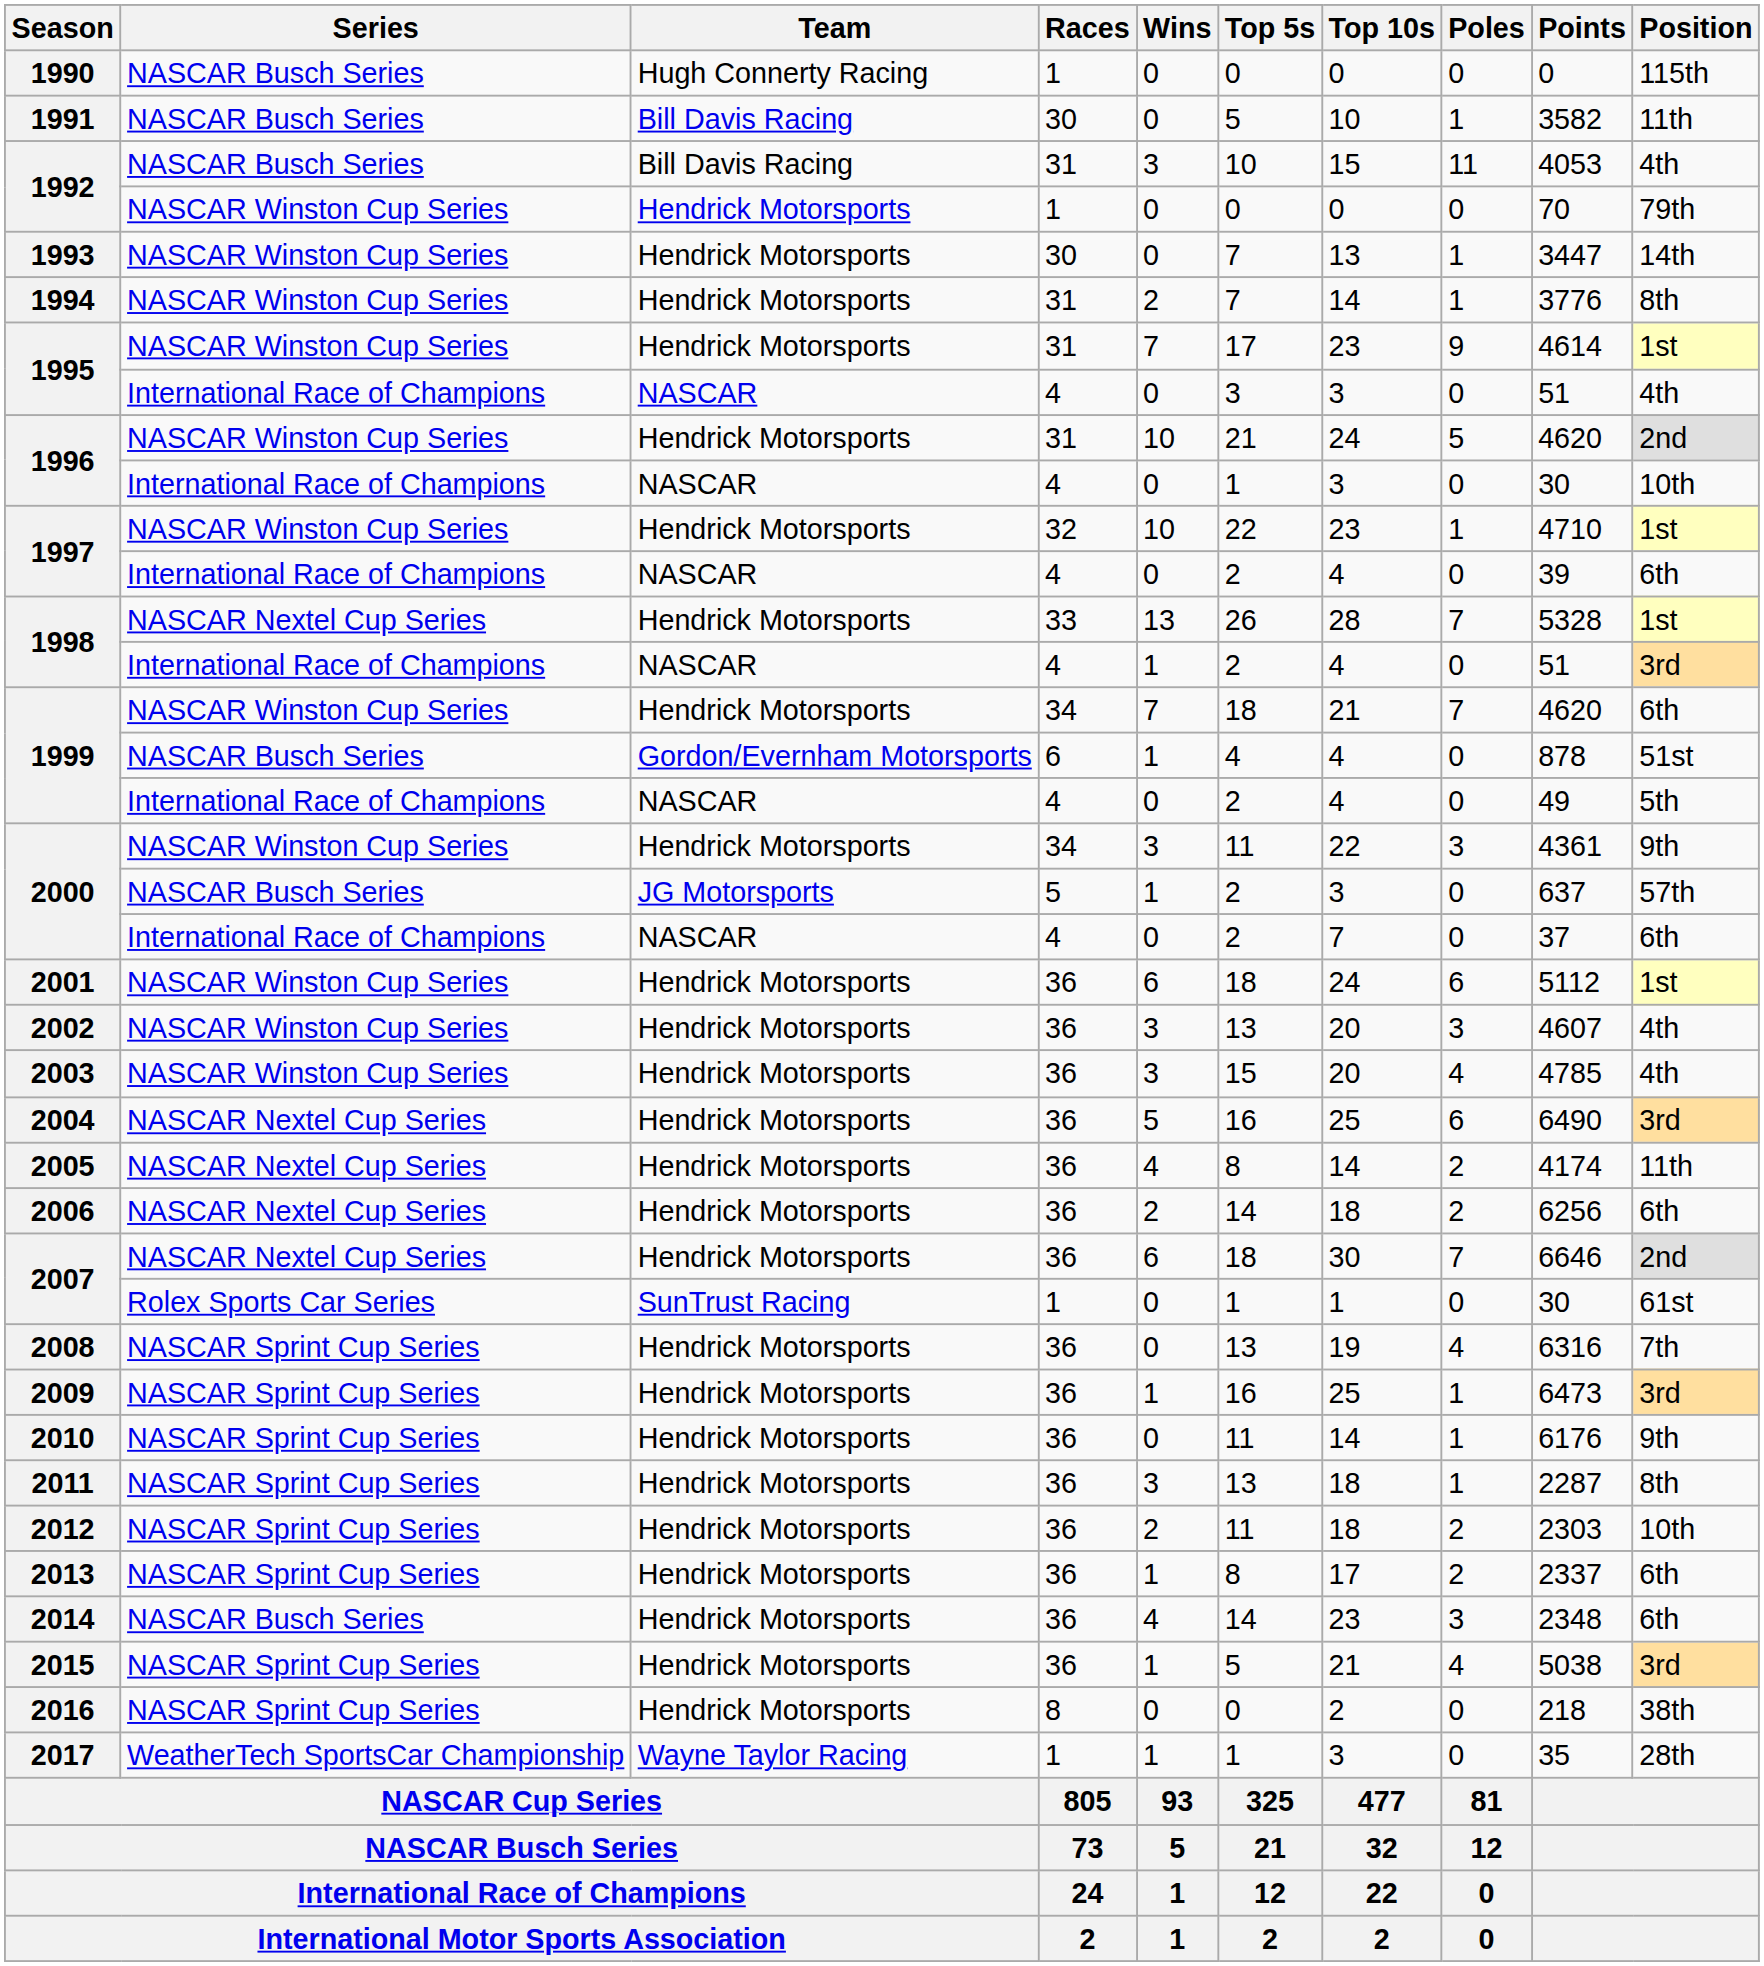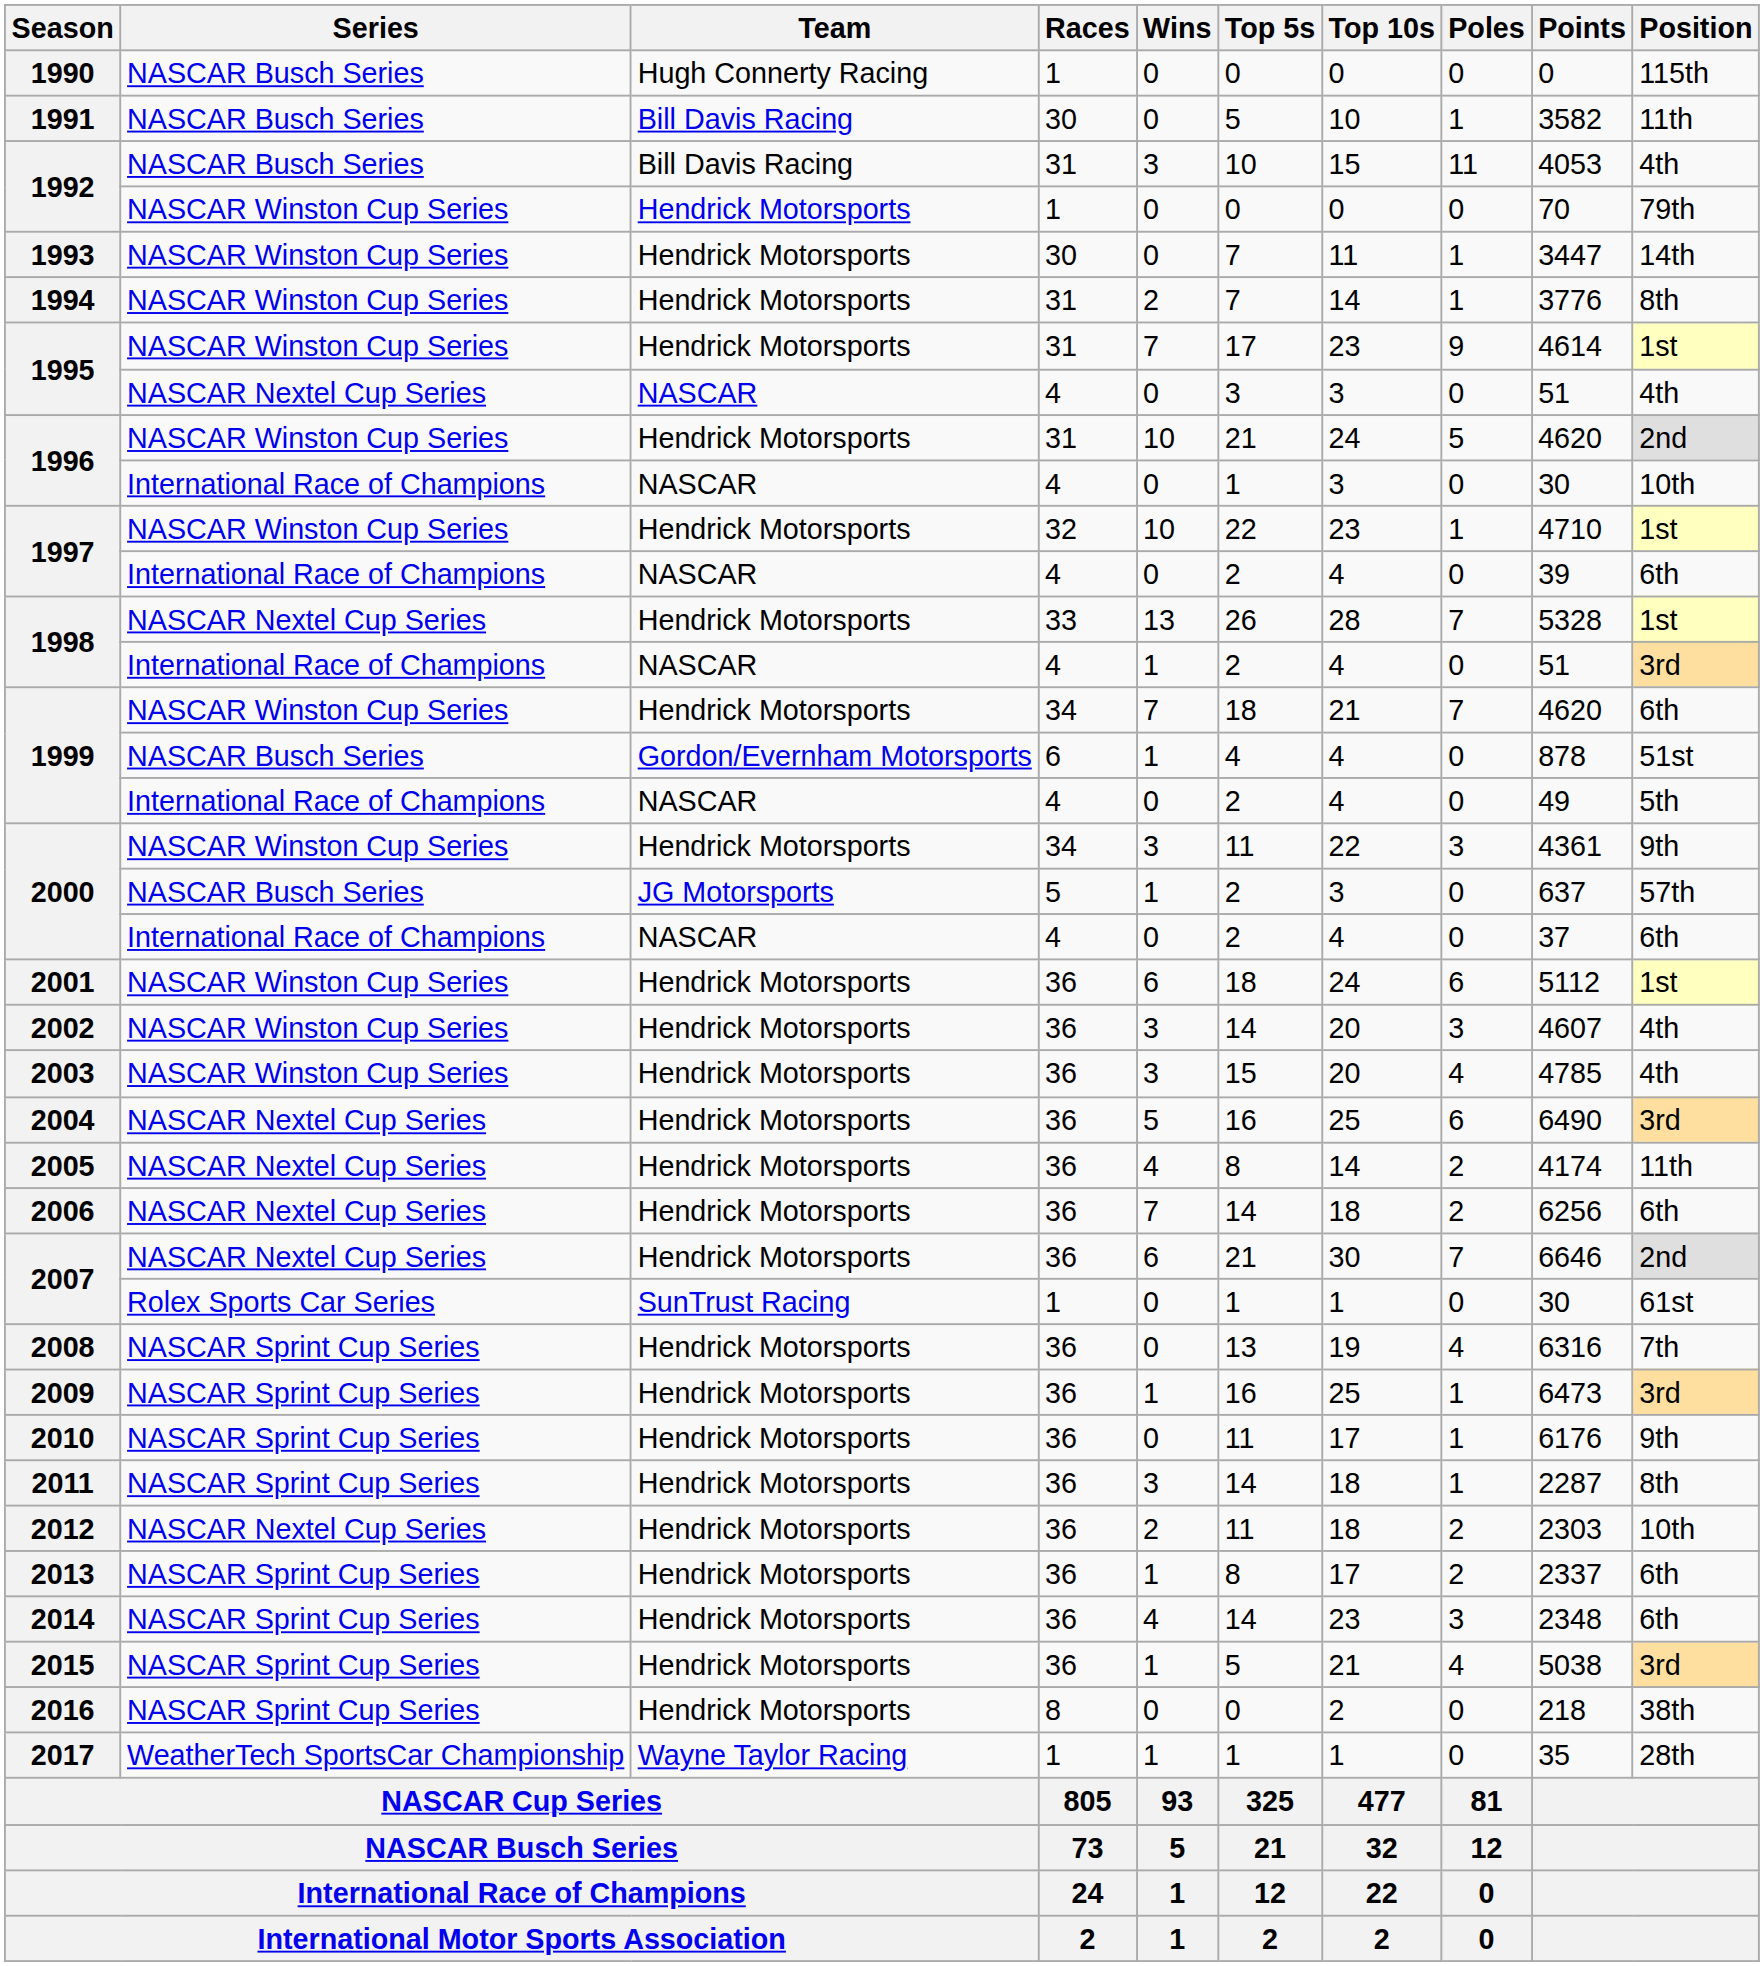(1344, 255) 13 -> (1343, 255) 11
(336, 392) International Race of Champions -> (307, 392) NASCAR Nextel Cup Series
(1336, 937) 7 -> (1336, 937) 4
(1241, 1028) 13 -> (1241, 1028) 14
(1151, 1210) 2 -> (1151, 1210) 7
(1241, 1256) 18 -> (1241, 1256) 21
(1344, 1438) 14 -> (1344, 1438) 17
(1241, 1483) 13 -> (1241, 1483) 14
(303, 1529) NASCAR Sprint Cup Series -> (307, 1529) NASCAR Nextel Cup Series
(275, 1620) NASCAR Busch Series -> (303, 1620) NASCAR Sprint Cup Series
(1336, 1756) 3 -> (1336, 1756) 1
